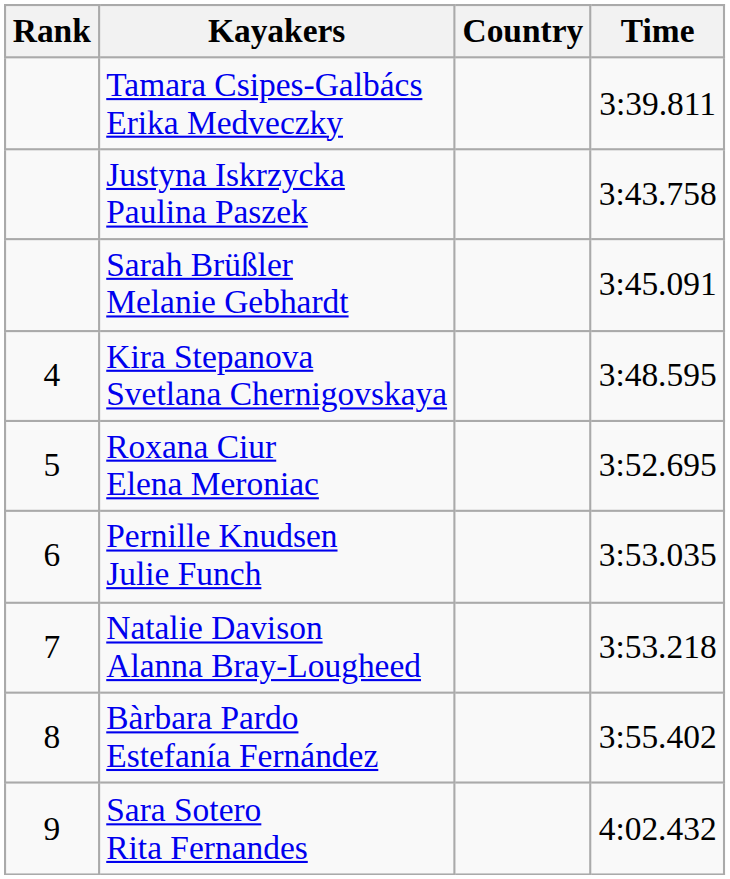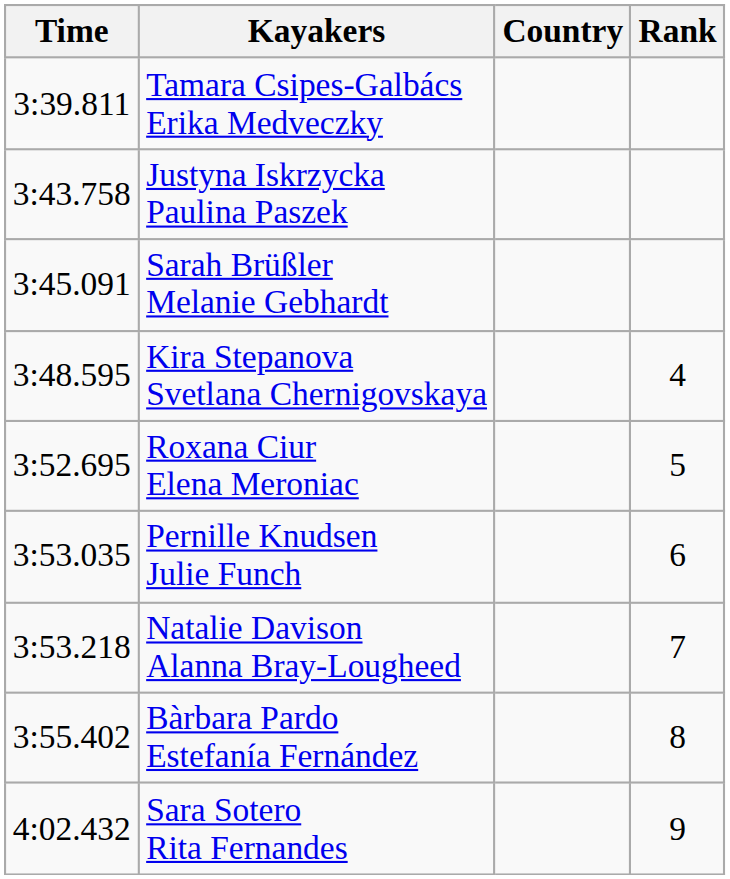columns swapped: (52, 31) <-> (658, 31)
